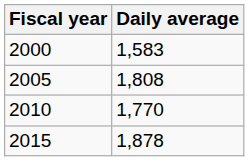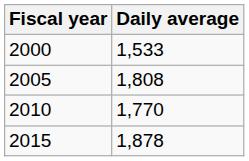(140, 49) 1,583 -> (140, 49) 1,533
